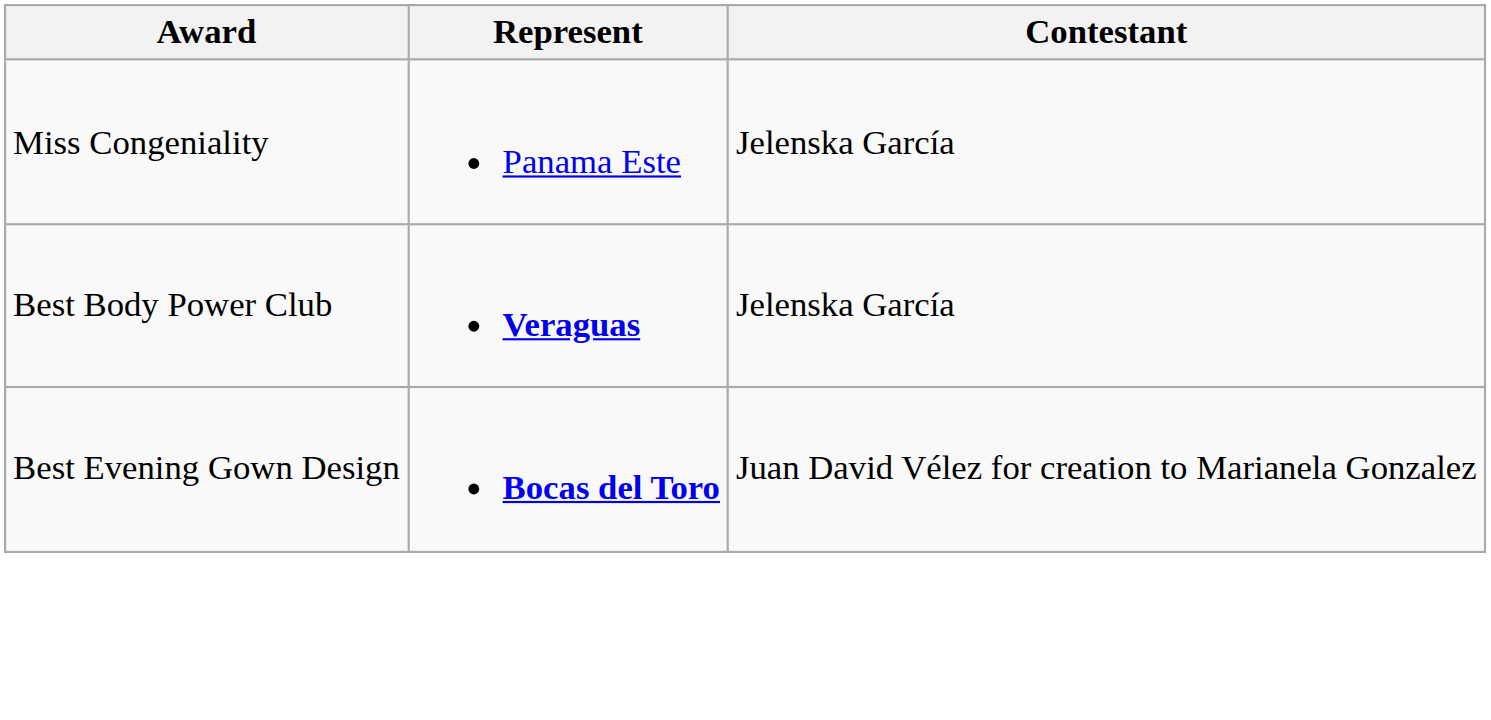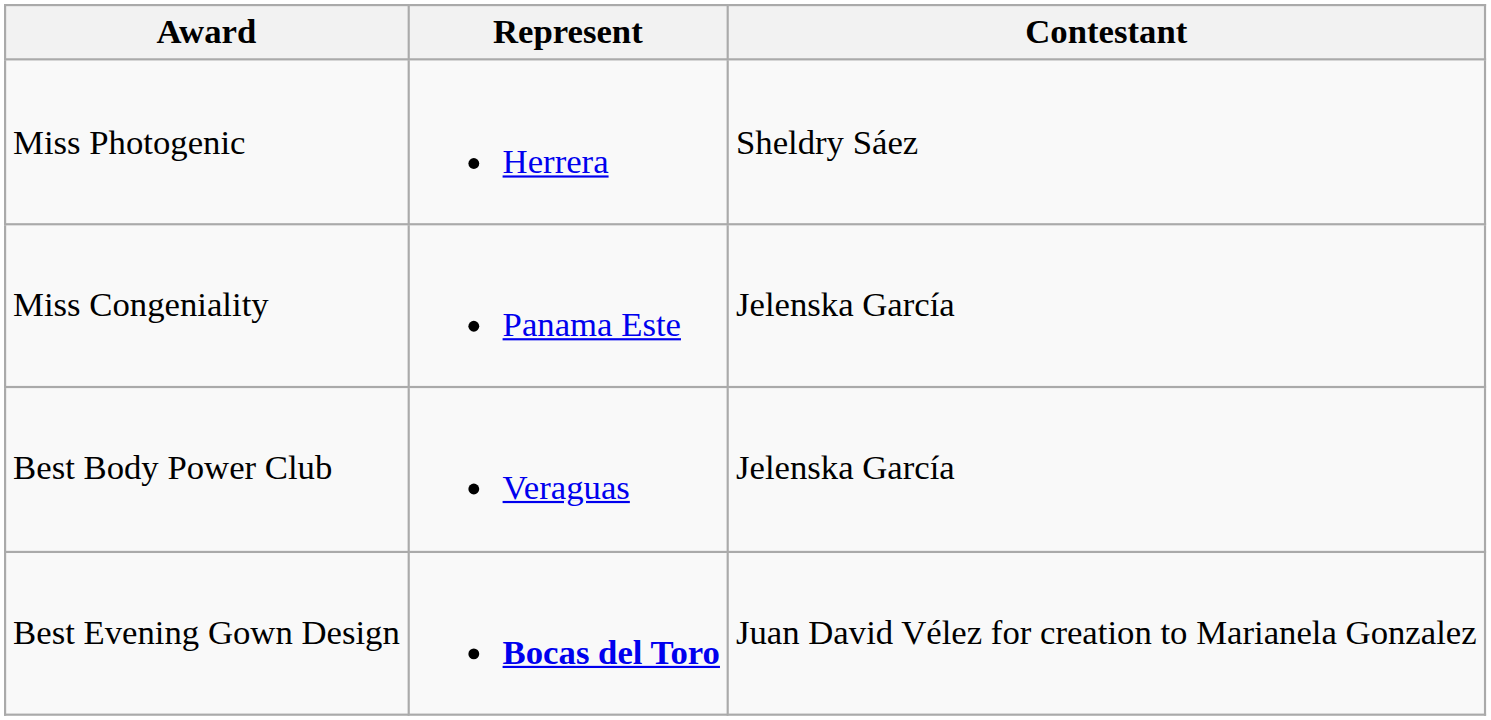+ row: (129, 141)
(568, 325) bold -> (568, 489) normal
